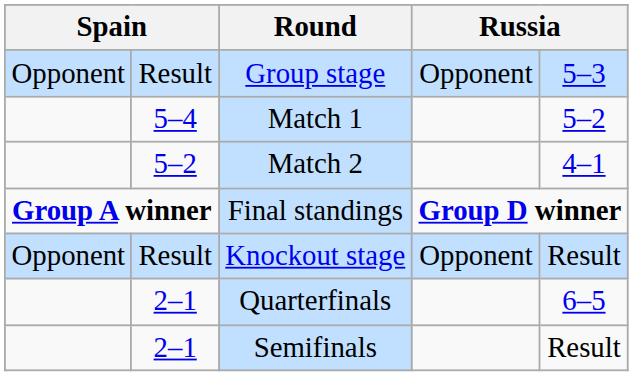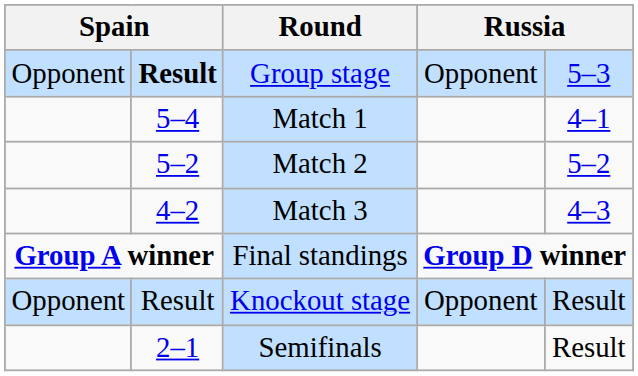(175, 73) normal -> (178, 73) bold
(584, 118) 5–2 -> (589, 118) 4–1
(584, 164) 4–1 -> (589, 164) 5–2
+ row: (320, 210)
- row: (315, 301)
